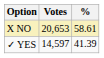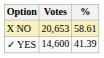(55, 44) 14,597 -> (55, 44) 14,600
